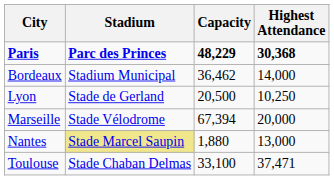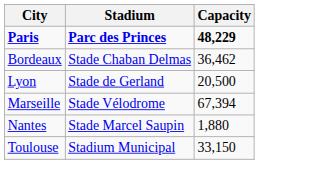- column: (291, 23)
(122, 75) Stadium Municipal -> (130, 59) Stade Chaban Delmas
(126, 141) khaki background -> (126, 125) no background
(130, 163) Stade Chaban Delmas -> (122, 147) Stadium Municipal
(217, 163) 33,100 -> (217, 147) 33,150
